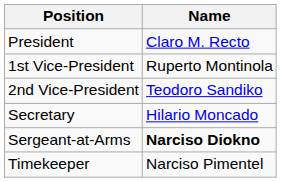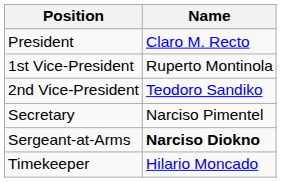(202, 115) Hilario Moncado -> (205, 115) Narciso Pimentel
(205, 164) Narciso Pimentel -> (202, 164) Hilario Moncado
